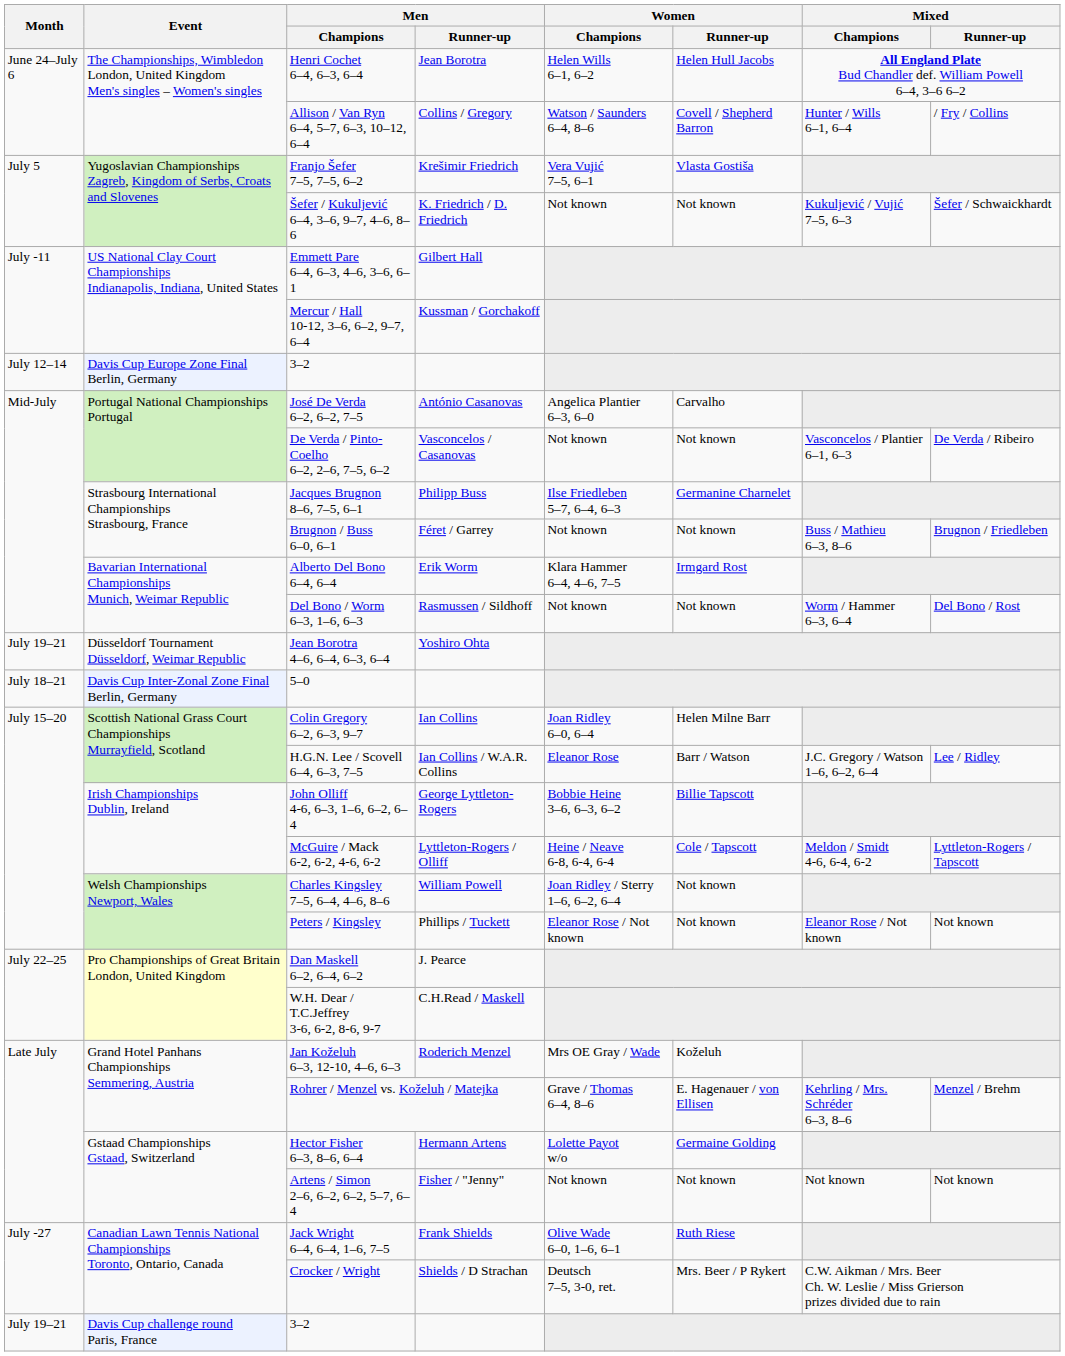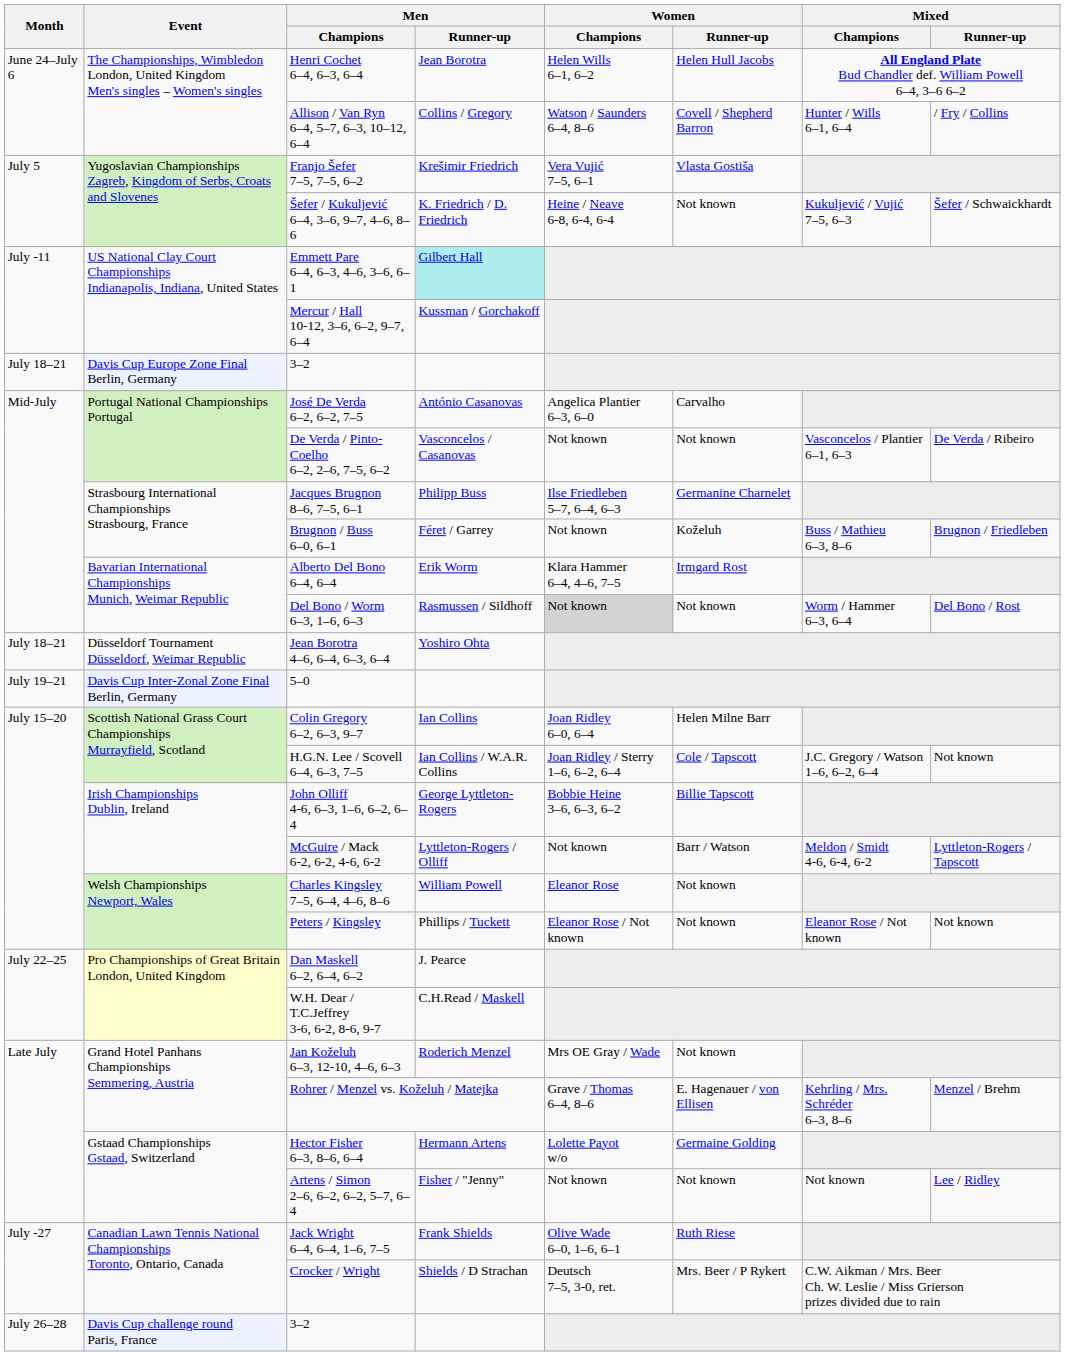(577, 203) Not known -> (585, 211) Heine / Neave 6-8, 6-4, 6-4
(451, 256) no background -> (451, 256) paleturquoise background
(37, 363) July 12–14 -> (37, 363) July 18–21
(706, 529) Not known -> (699, 529) Koželuh
(577, 605) no background -> (577, 605) lightgrey background
(37, 642) July 19–21 -> (37, 642) July 18–21
(37, 680) July 18–21 -> (37, 680) July 19–21
(583, 755) Eleanor Rose -> (600, 763) Joan Ridley / Sterry 1–6, 6–2, 6–4
(713, 755) Barr / Watson -> (716, 755) Cole / Tapscott
(967, 755) Lee / Ridley -> (964, 755) Not known
(585, 854) Heine / Neave 6-8, 6-4, 6-4 -> (577, 846) Not known
(716, 846) Cole / Tapscott -> (713, 846) Barr / Watson
(600, 892) Joan Ridley / Sterry 1–6, 6–2, 6–4 -> (583, 884) Eleanor Rose
(699, 1050) Koželuh -> (706, 1050) Not known
(964, 1179) Not known -> (967, 1179) Lee / Ridley
(37, 1323) July 19–21 -> (37, 1323) July 26–28
